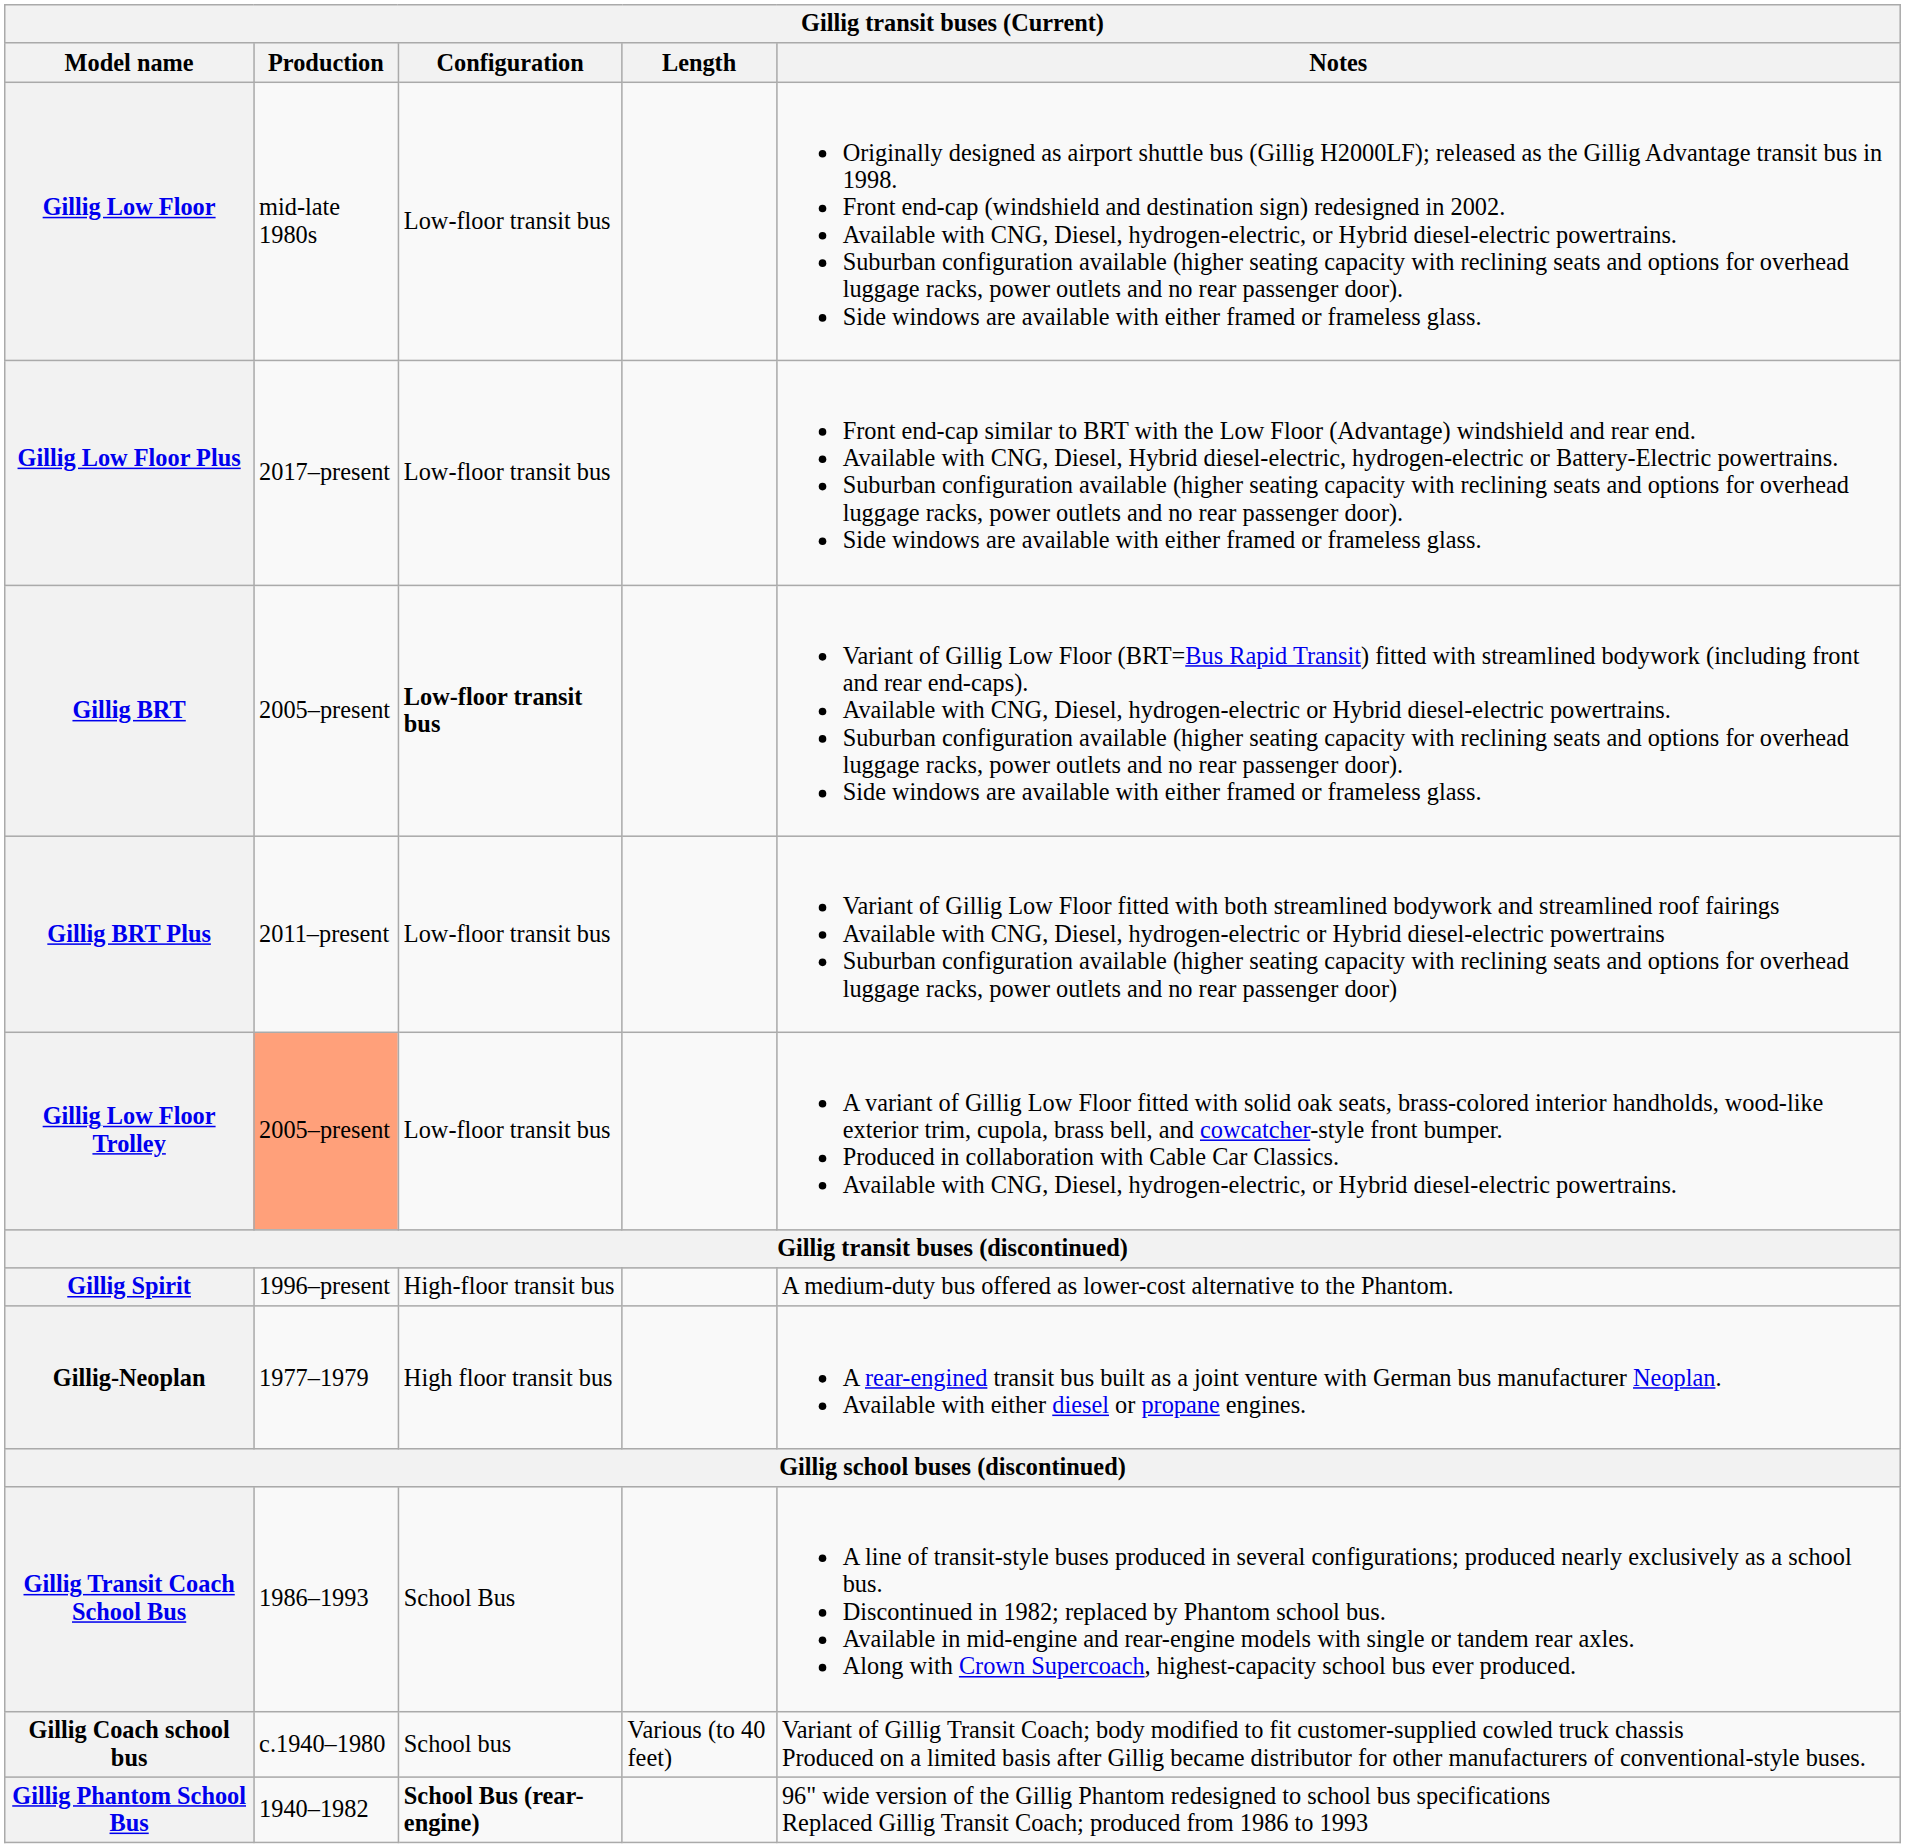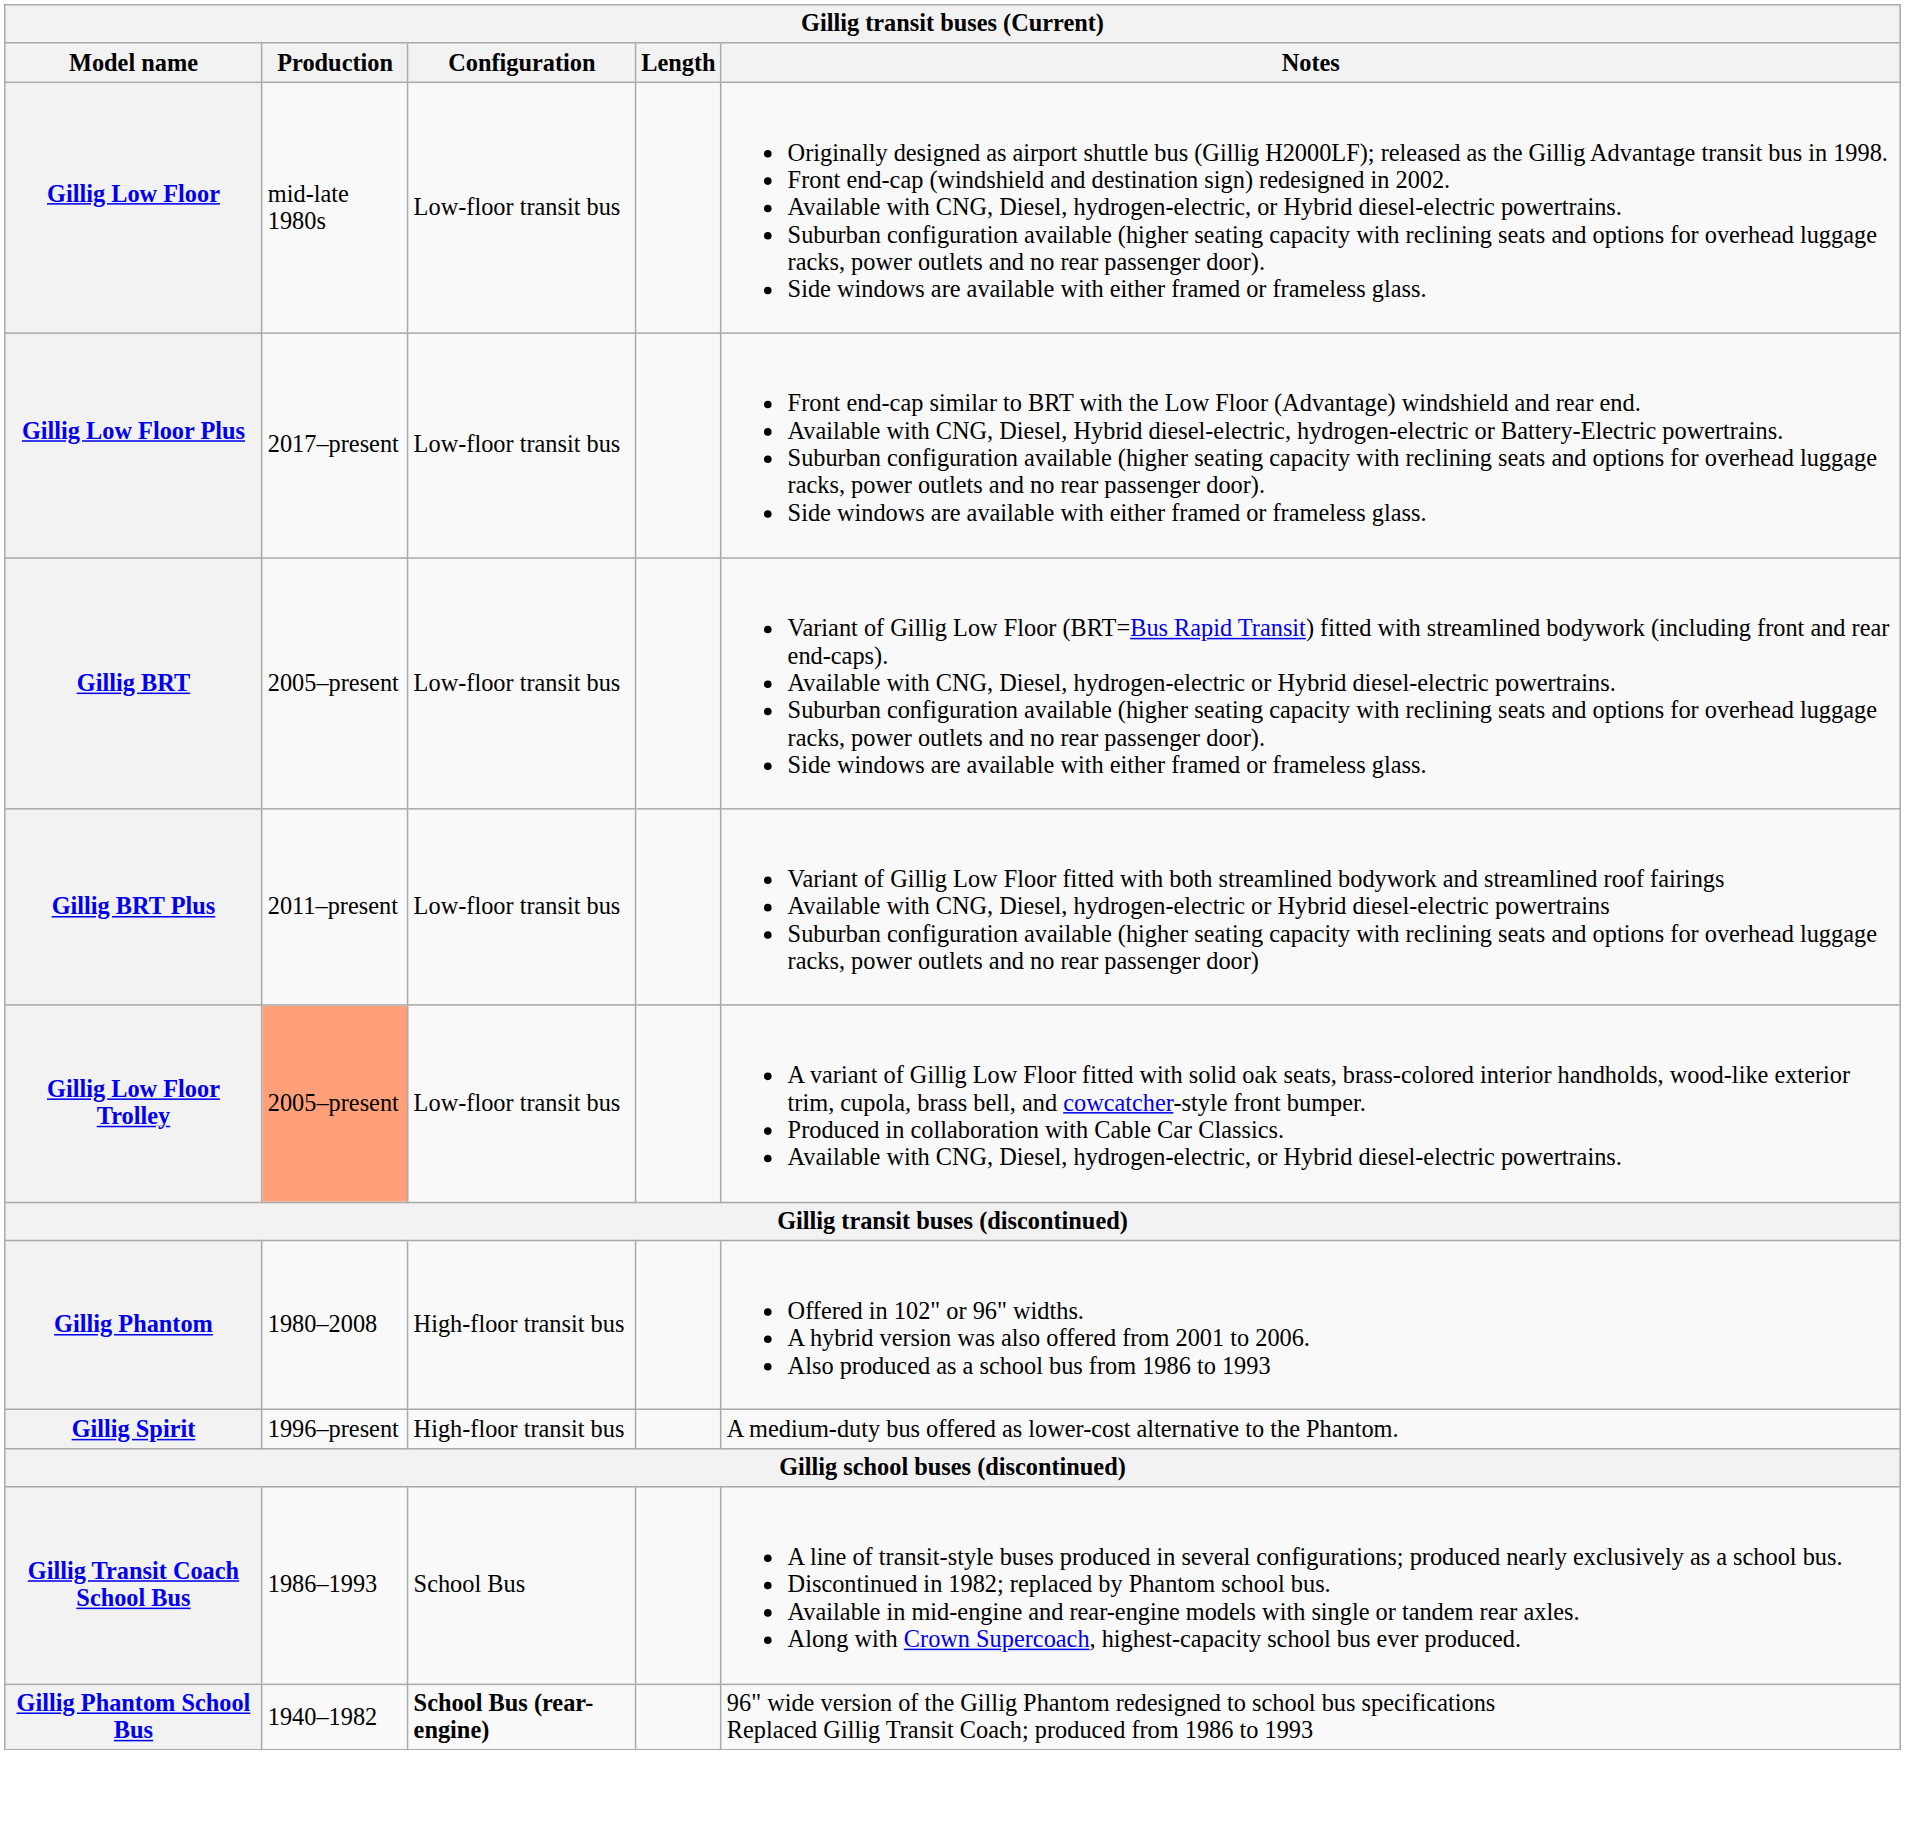(493, 710) bold -> (517, 682) normal
+ row: (133, 1324)
- row: (129, 1377)
- row: (129, 1743)
